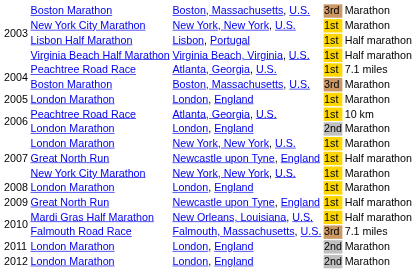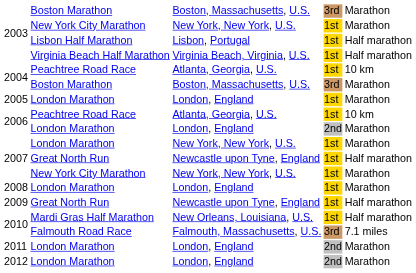(366, 70) 7.1 miles -> (359, 70) 10 km
